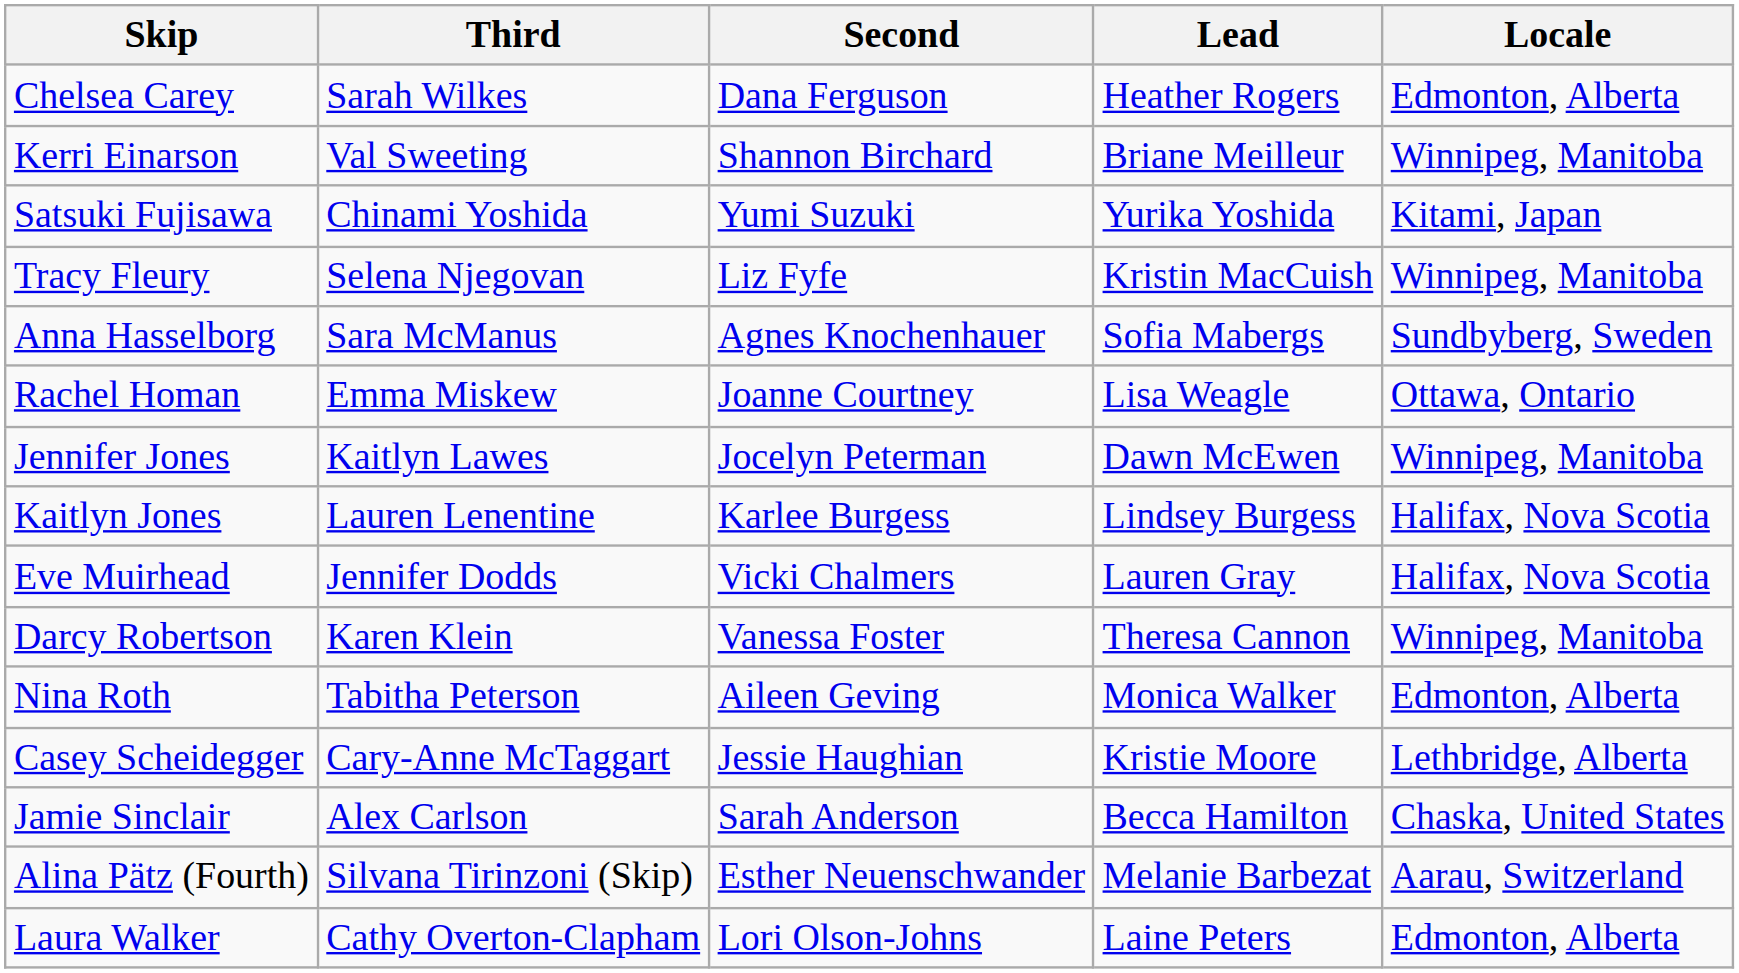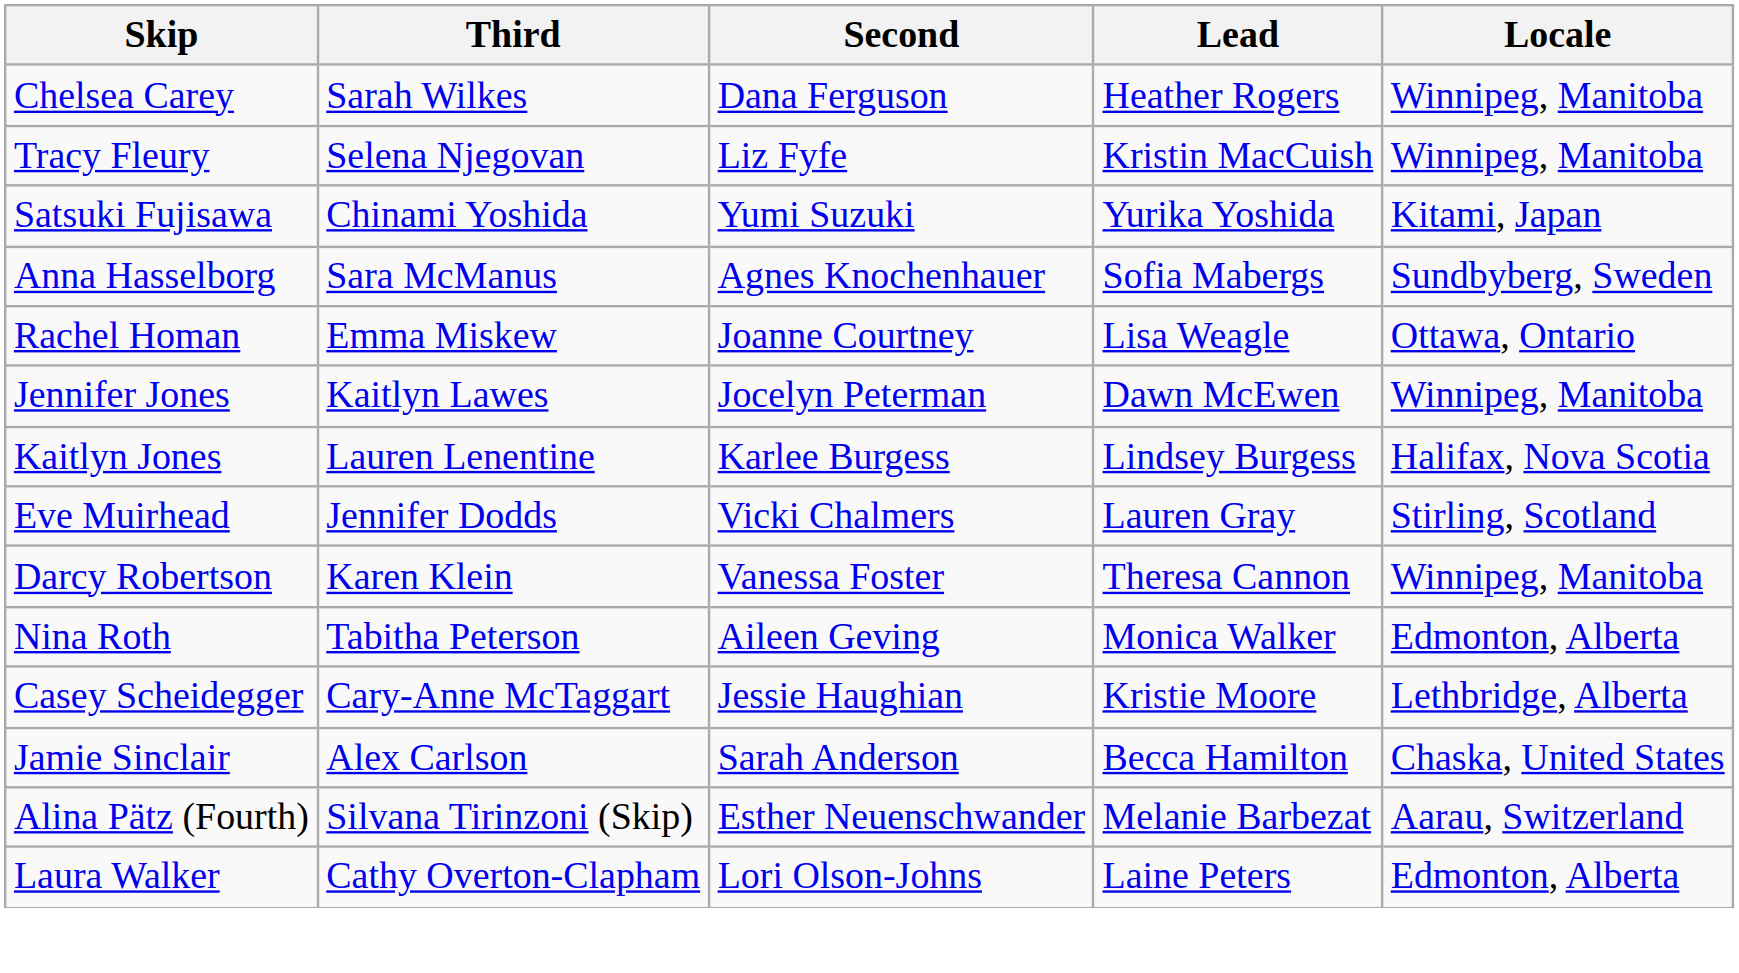(1535, 94) Edmonton, Alberta -> (1547, 94) Winnipeg, Manitoba
- row: (126, 154)
rows swapped: (112, 275) <-> (143, 214)
(1550, 575) Halifax, Nova Scotia -> (1523, 515) Stirling, Scotland
